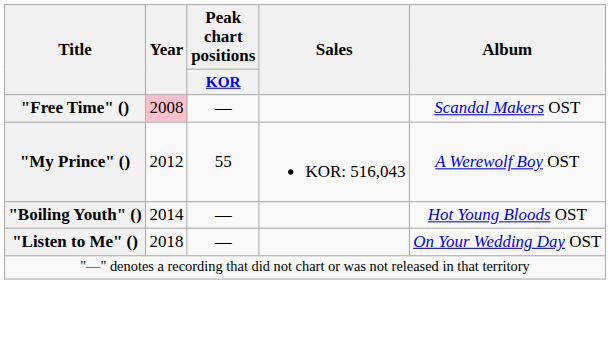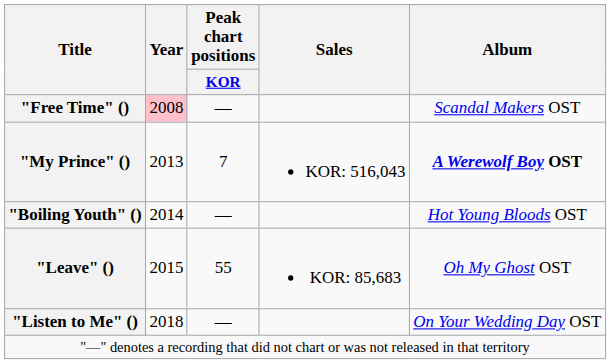(166, 161) 2012 -> (166, 161) 2013
(223, 161) 55 -> (223, 161) 7
(507, 161) normal -> (507, 161) bold
+ row: (75, 268)
